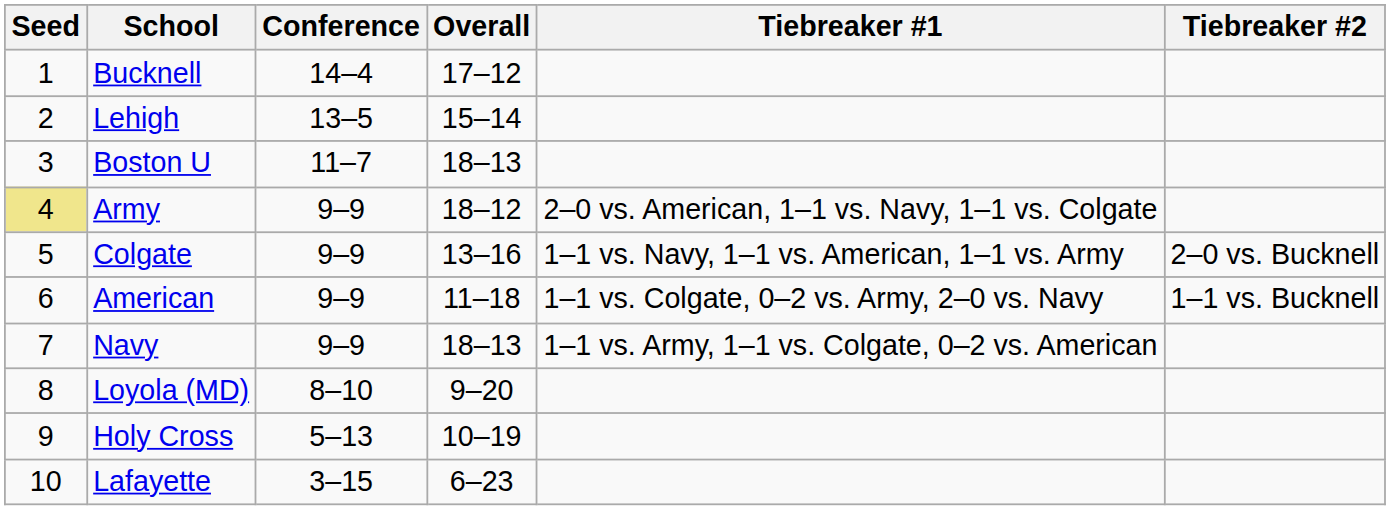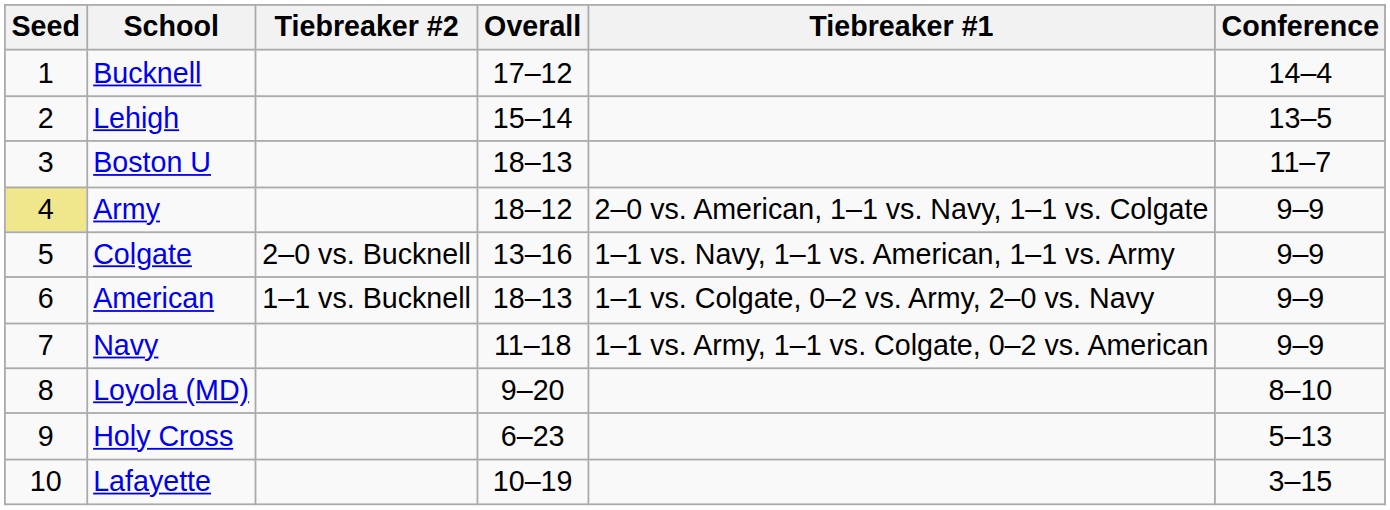columns swapped: (341, 27) <-> (1275, 27)
(482, 299) 11–18 -> (533, 299) 18–13
(482, 345) 18–13 -> (533, 345) 11–18
(482, 436) 10–19 -> (533, 436) 6–23
(482, 481) 6–23 -> (533, 481) 10–19
